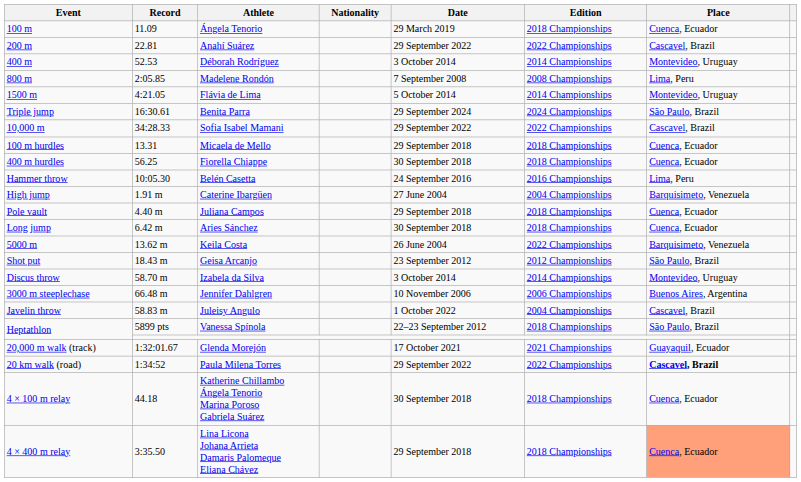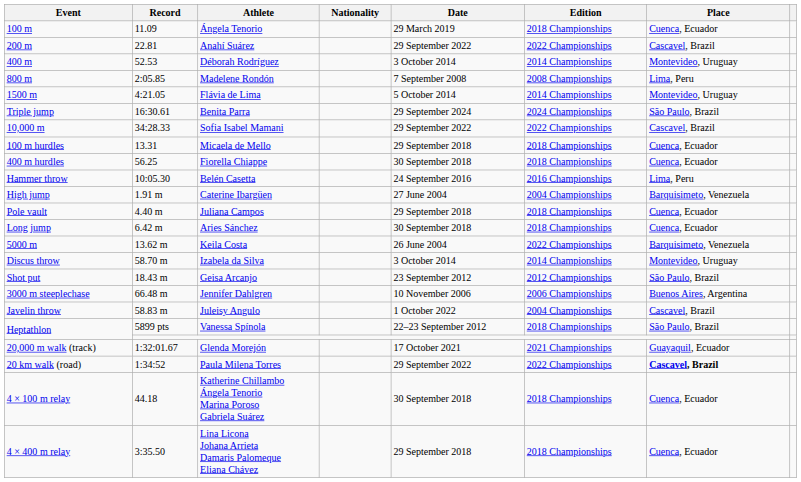rows swapped: (229, 261) <-> (232, 277)
(683, 451) lightsalmon background -> (683, 451) no background
